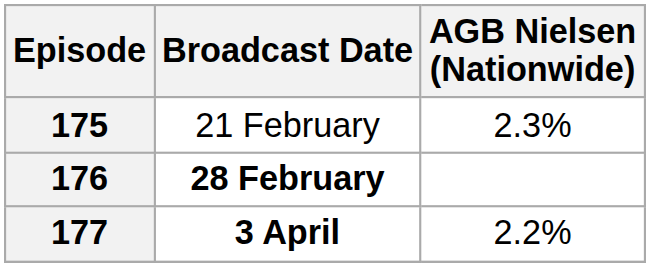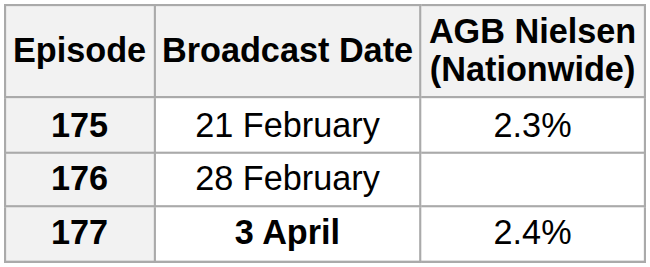(288, 178) bold -> (287, 178) normal
(533, 233) 2.2% -> (533, 233) 2.4%
